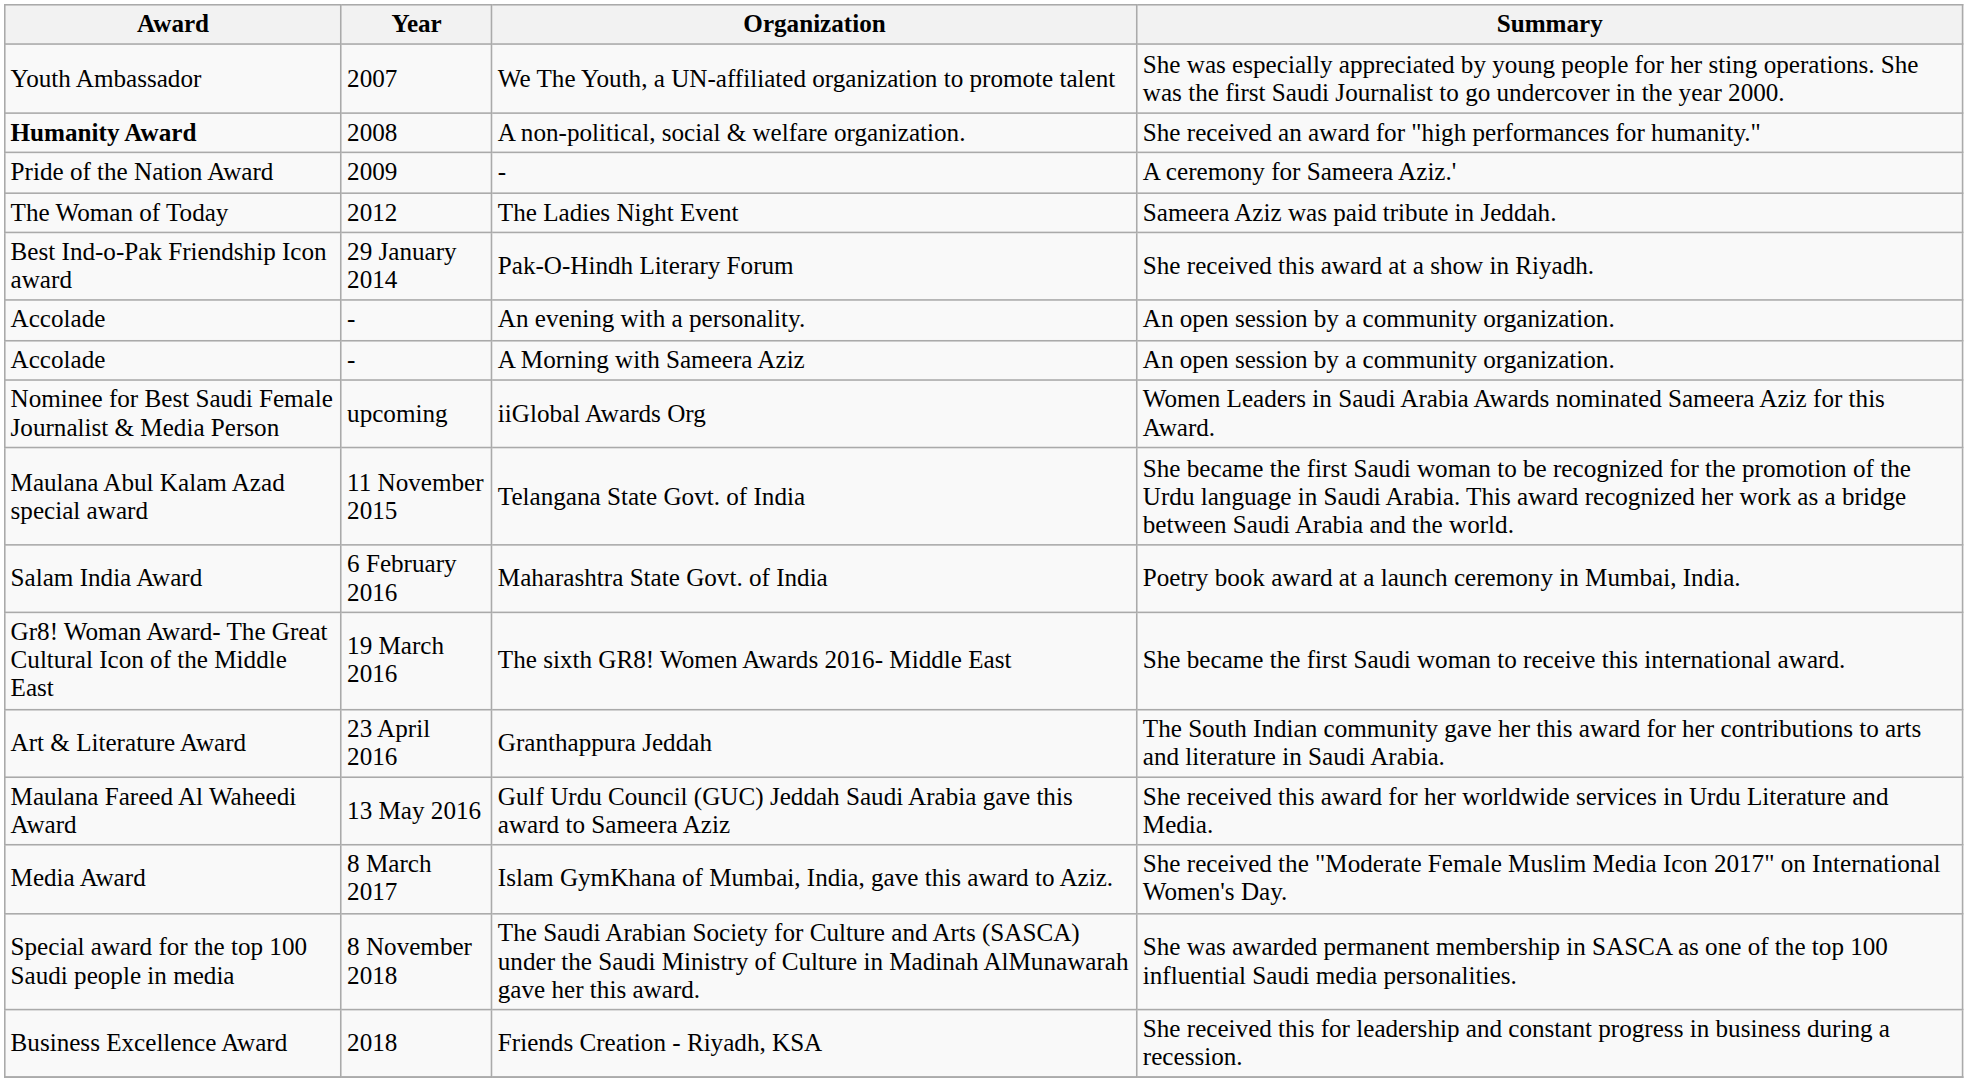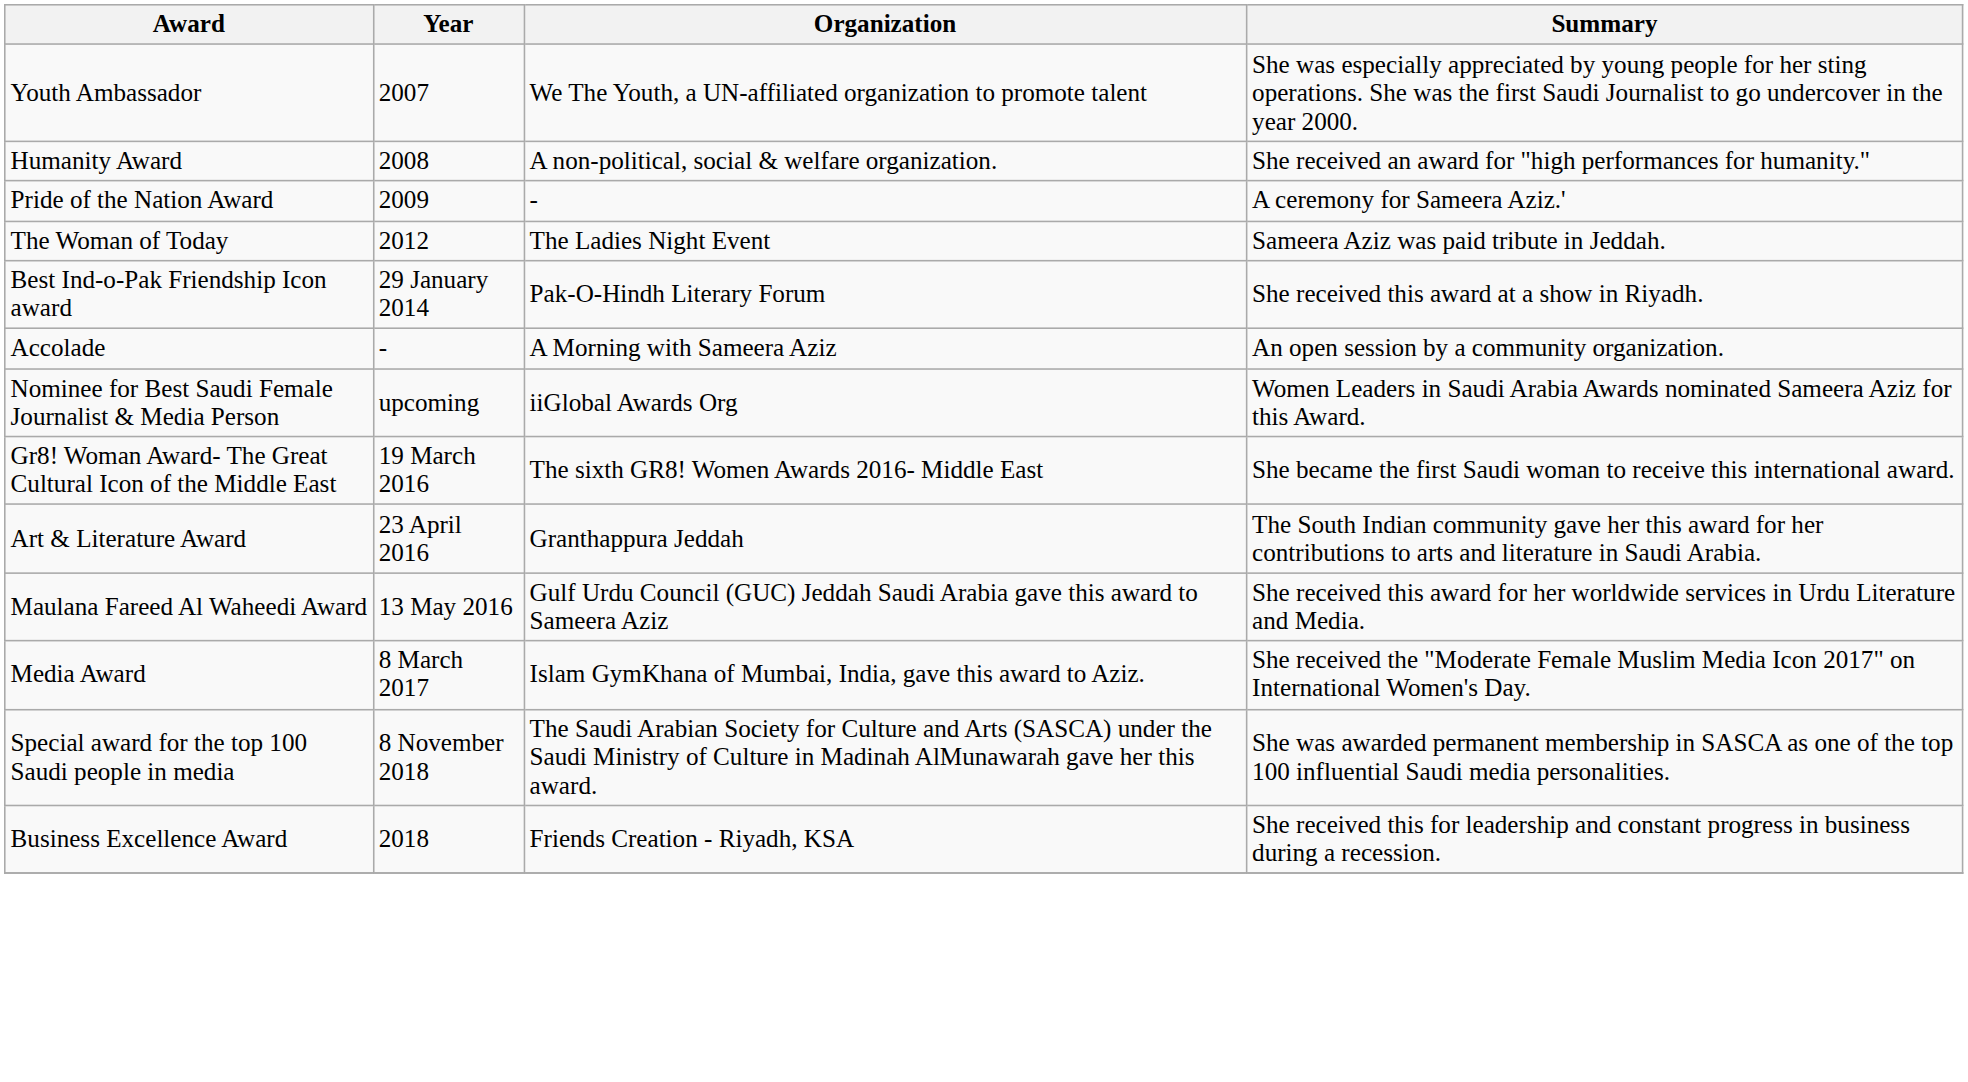(104, 132) bold -> (96, 160) normal
- row: (652, 319)
- row: (651, 496)
- row: (663, 578)
